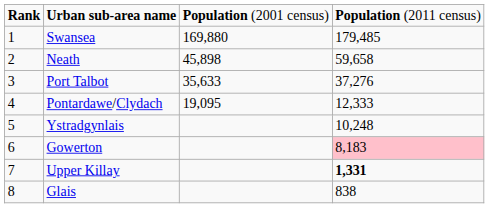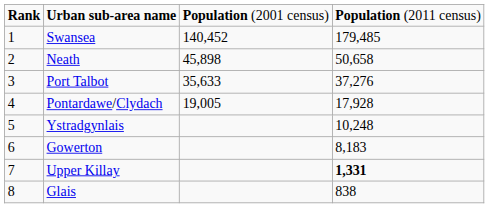(205, 37) 169,880 -> (205, 37) 140,452
(354, 59) 59,658 -> (354, 59) 50,658
(202, 103) 19,095 -> (202, 103) 19,005
(354, 103) 12,333 -> (354, 103) 17,928
(351, 147) pink background -> (351, 147) no background
